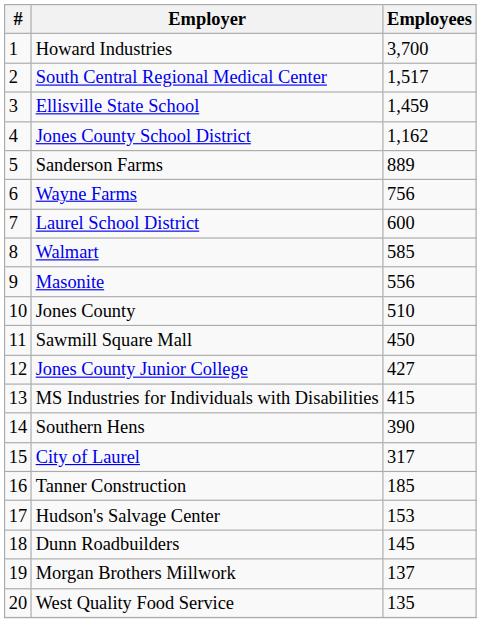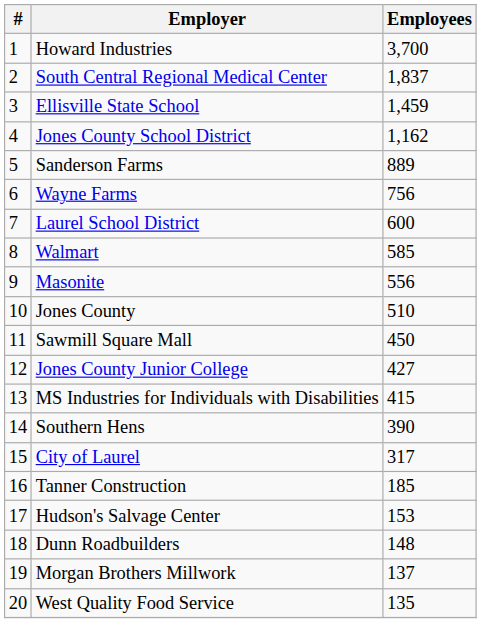(408, 77) 1,517 -> (408, 77) 1,837
(401, 544) 145 -> (401, 544) 148
